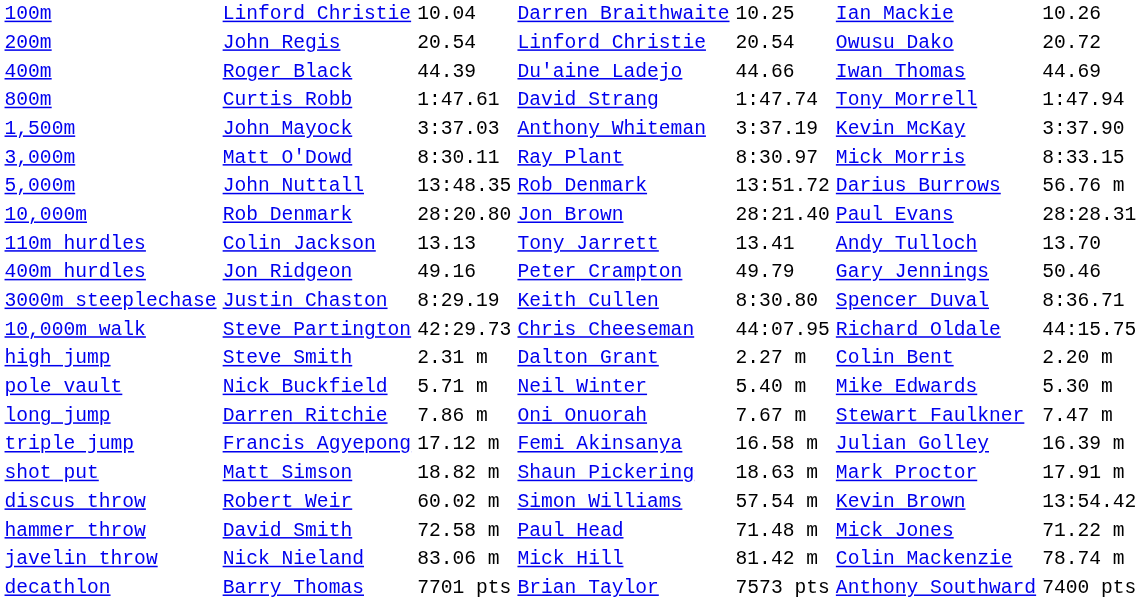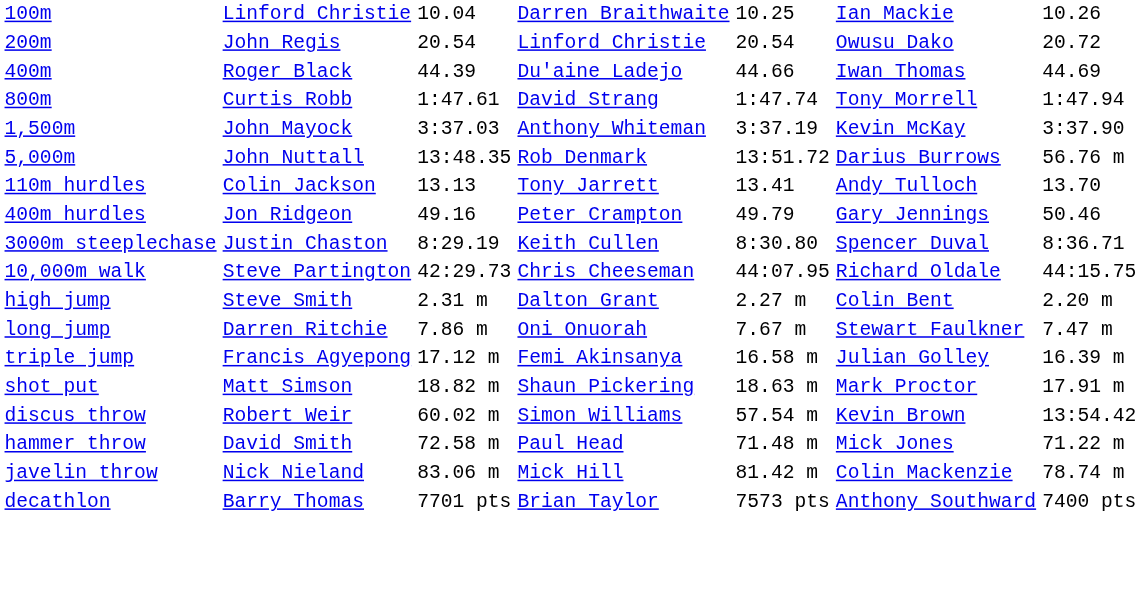- row: (40, 157)
- row: (46, 215)
- row: (63, 387)
